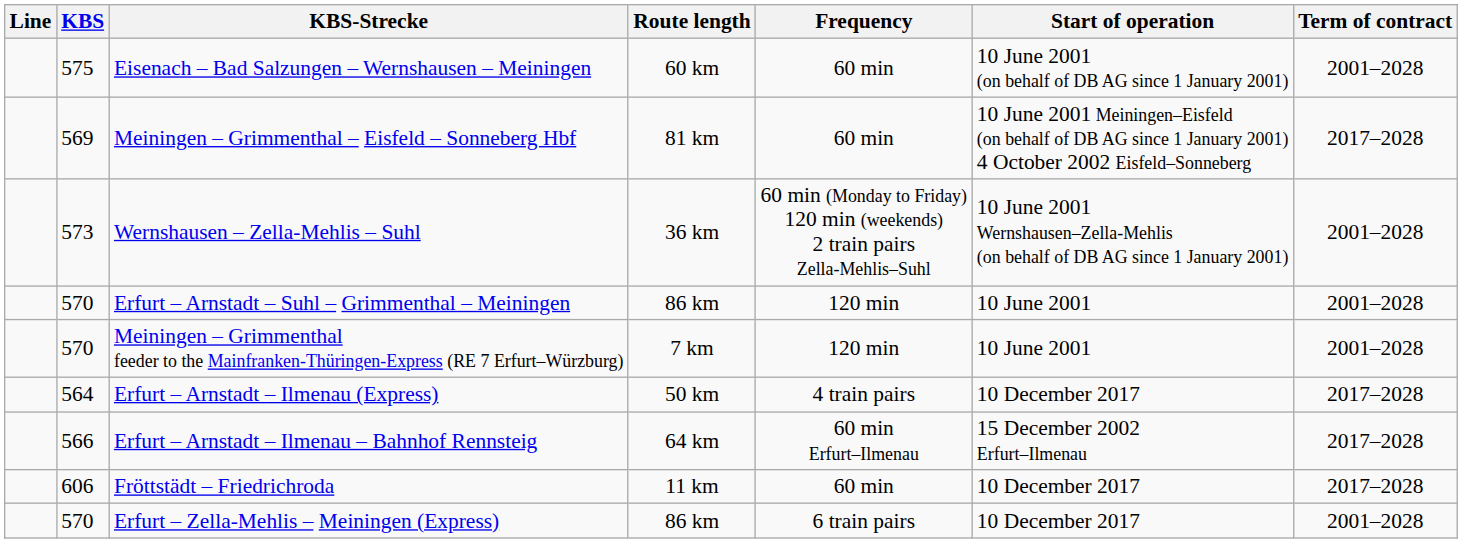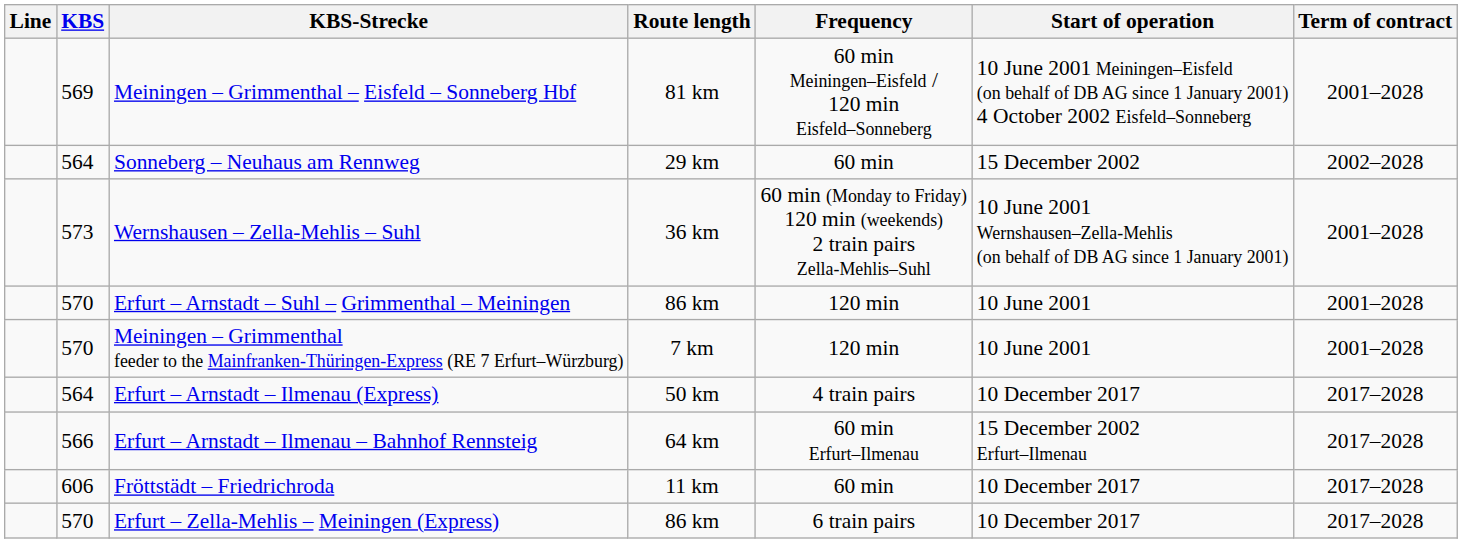- row: (353, 67)
(864, 137) 60 min -> (864, 91) 60 min Meiningen–Eisfeld / 120 min Eisfeld–Sonneberg
(1375, 137) 2017–2028 -> (1375, 91) 2001–2028
+ row: (267, 161)
(1375, 520) 2001–2028 -> (1375, 520) 2017–2028
